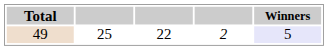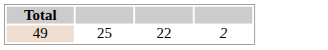- column: (288, 16)
